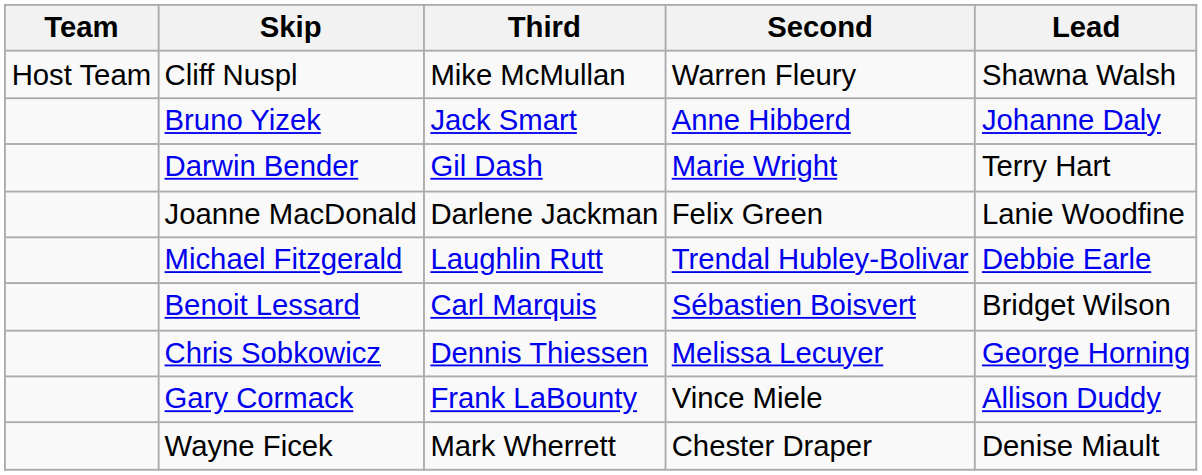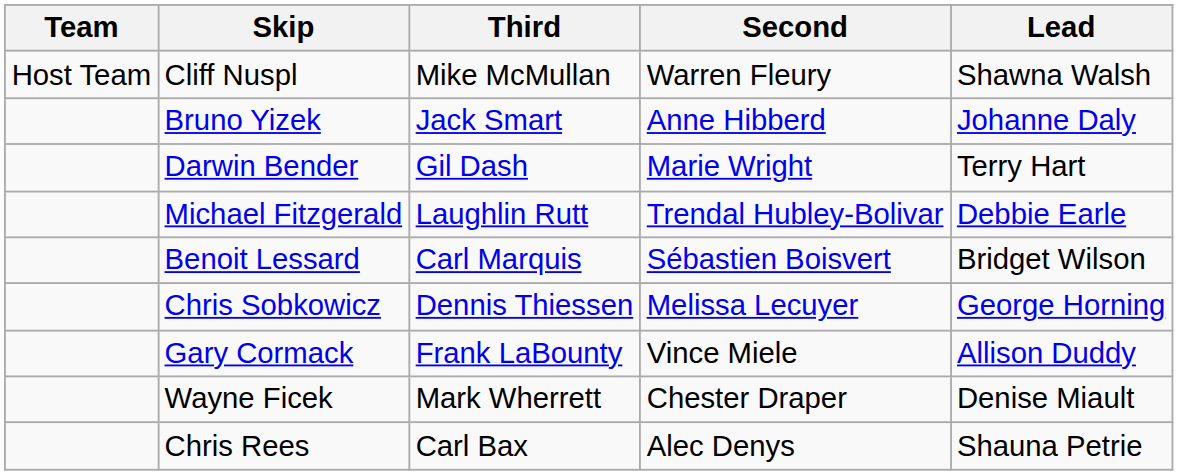- row: (291, 213)
+ row: (237, 445)
